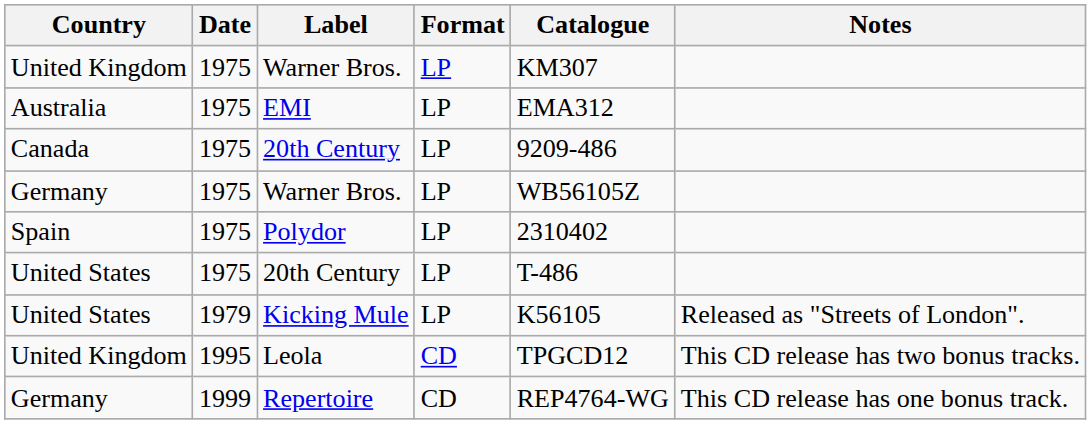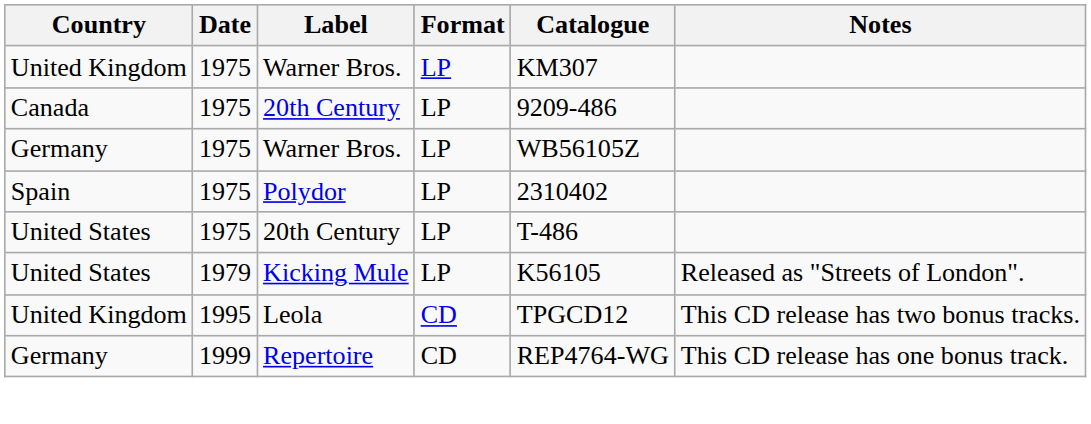- row: (59, 107)
